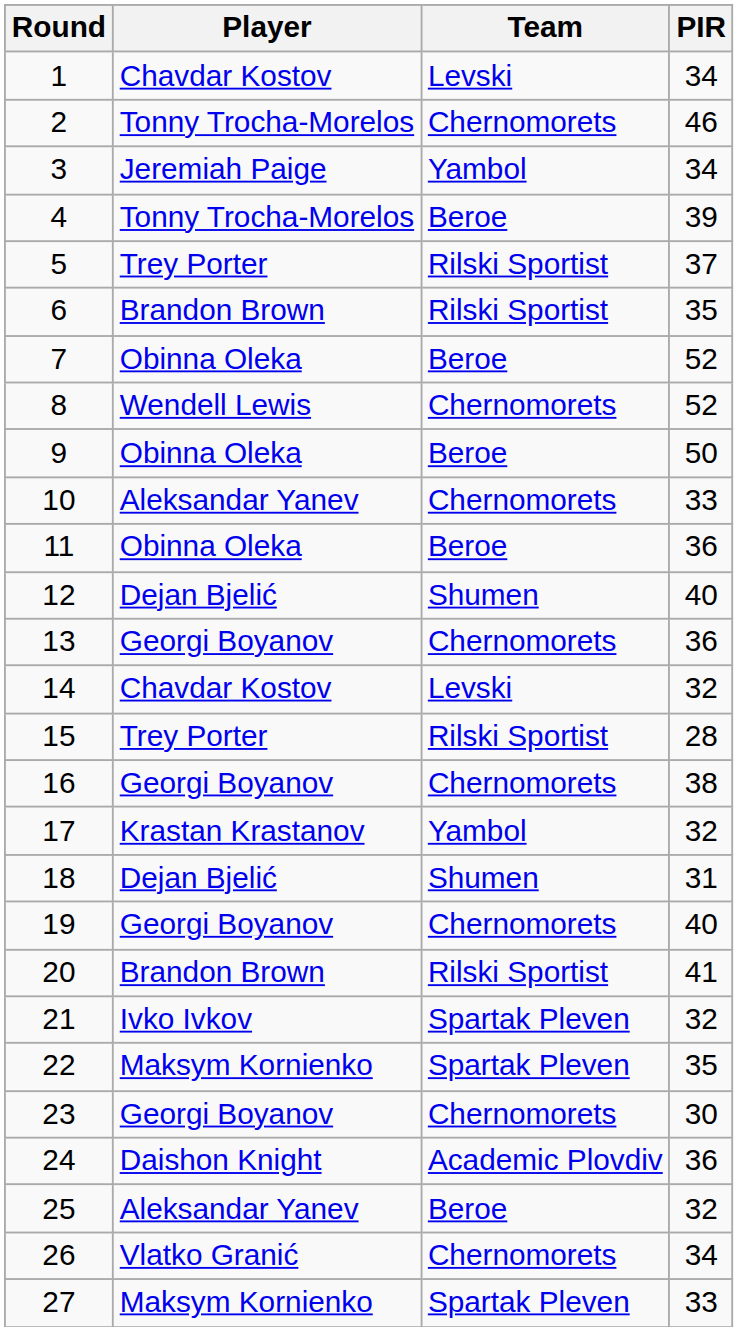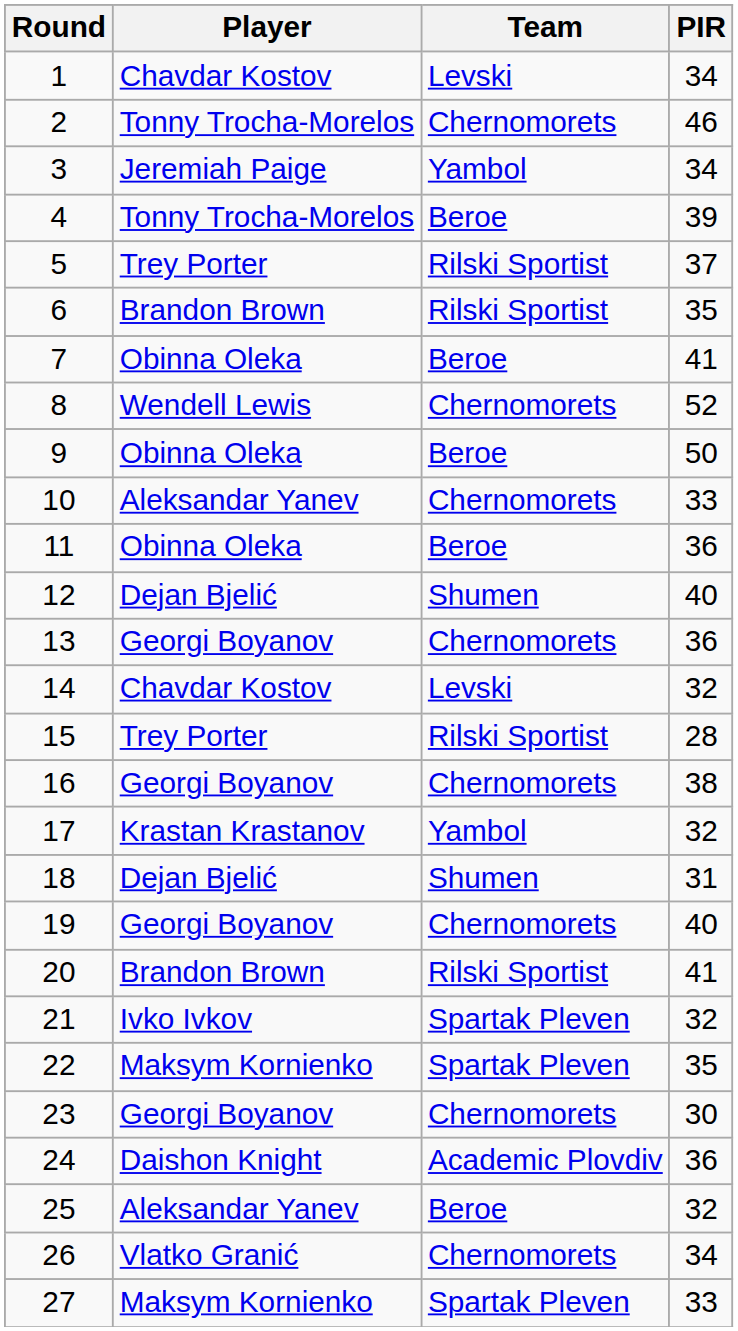(701, 358) 52 -> (701, 358) 41
